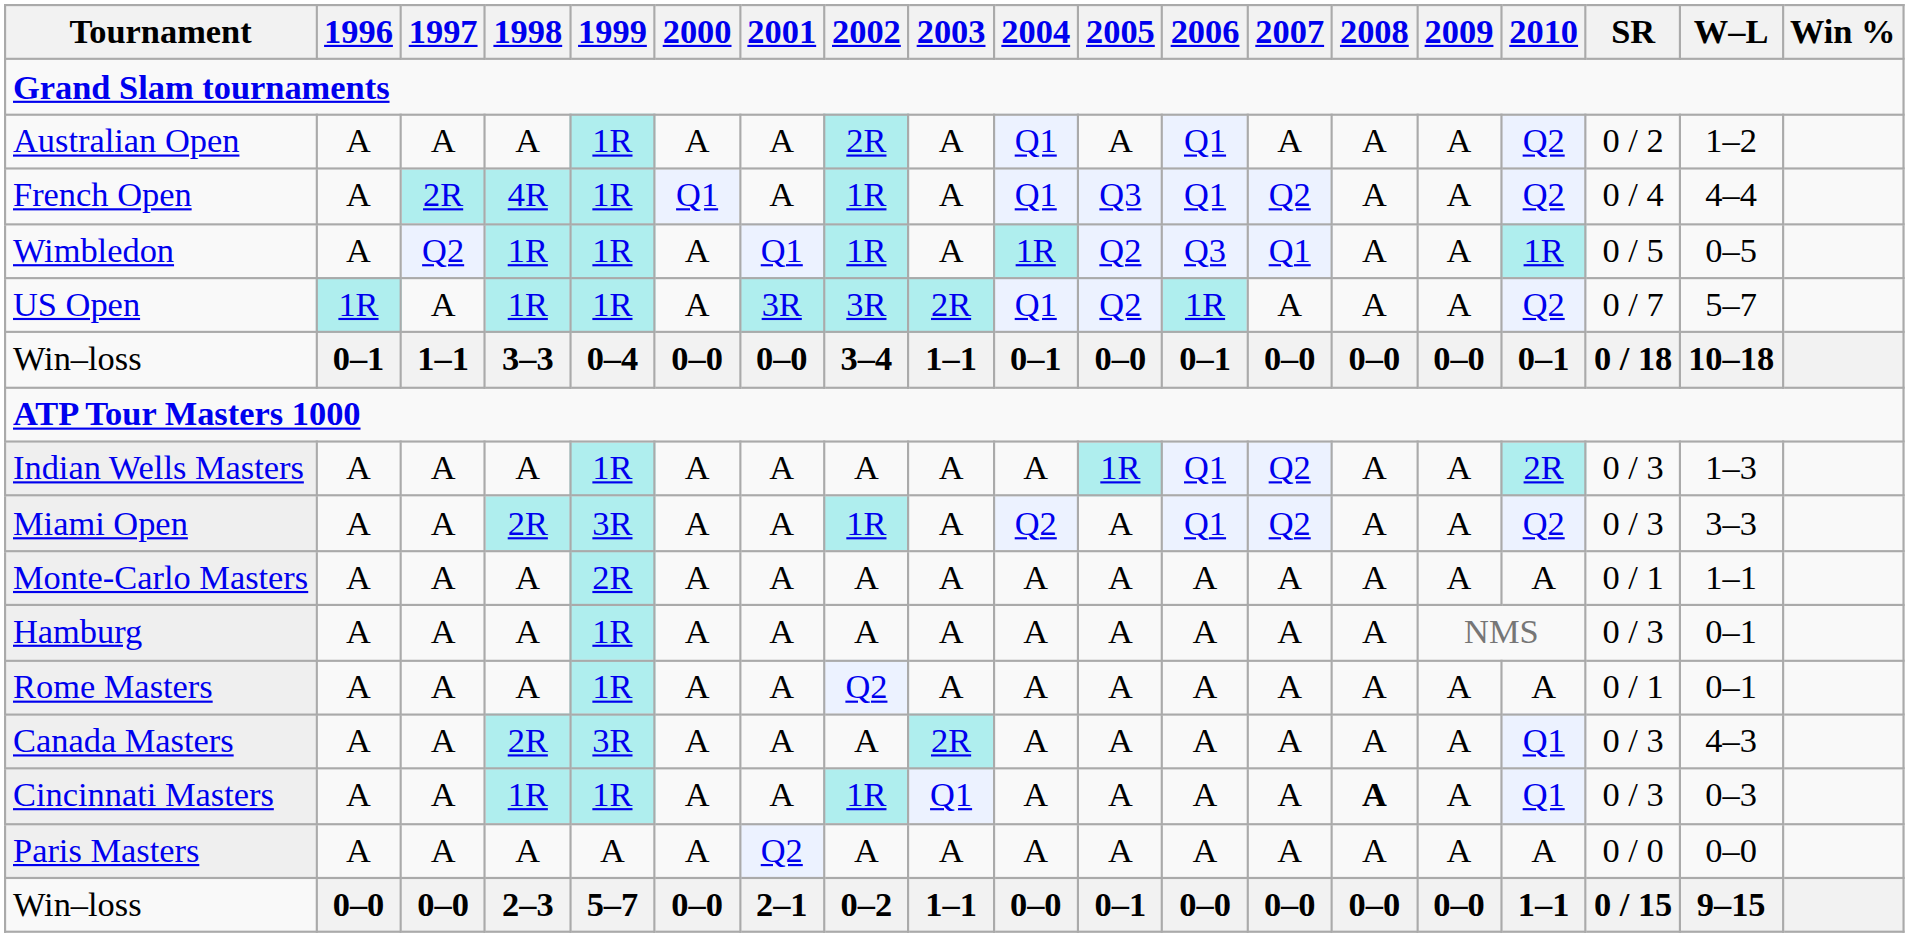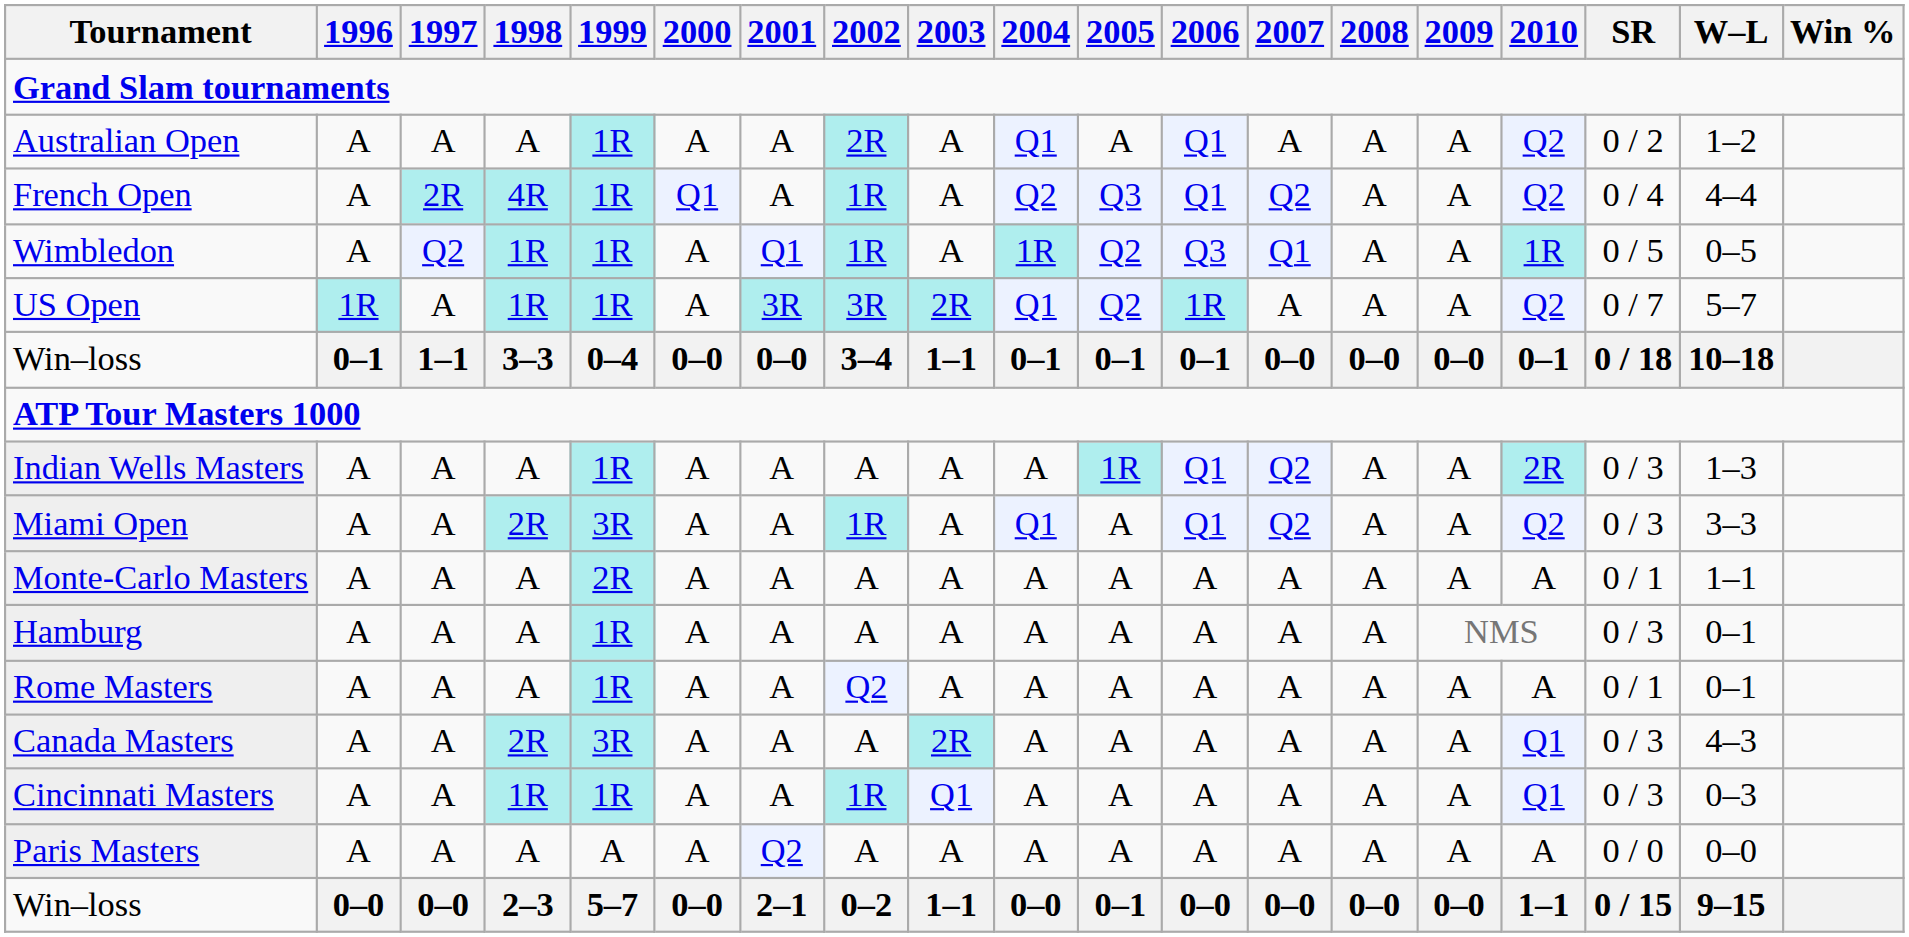(1036, 195) Q1 -> (1036, 195) Q2
(1120, 359) 0–0 -> (1120, 359) 0–1
(1036, 522) Q2 -> (1036, 522) Q1
(1374, 795) bold -> (1374, 795) normal
